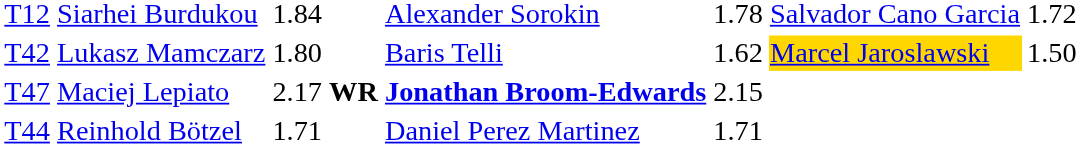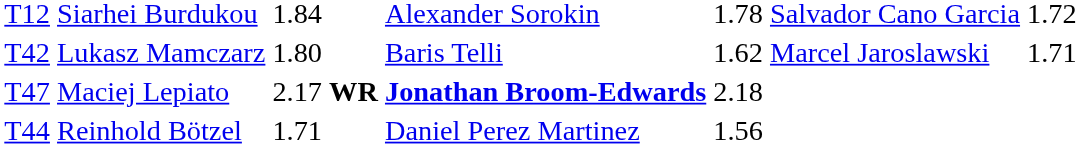(880, 52) gold background -> (880, 52) no background
(1052, 52) 1.50 -> (1052, 52) 1.71
(738, 91) 2.15 -> (738, 91) 2.18
(738, 130) 1.71 -> (738, 130) 1.56
